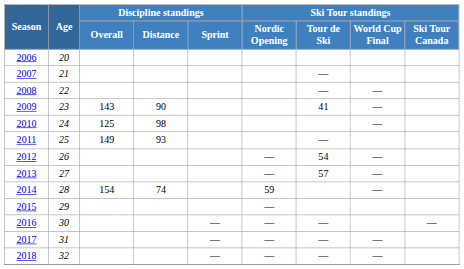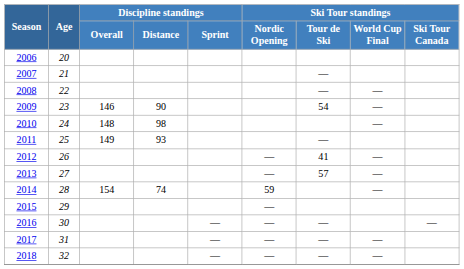(107, 107) 143 -> (107, 107) 146
(323, 107) 41 -> (323, 107) 54
(107, 124) 125 -> (107, 124) 148
(323, 157) 54 -> (323, 157) 41
